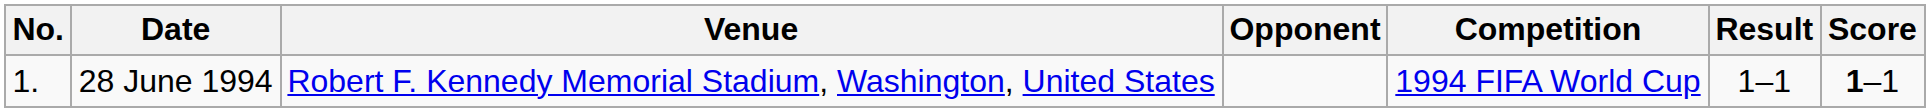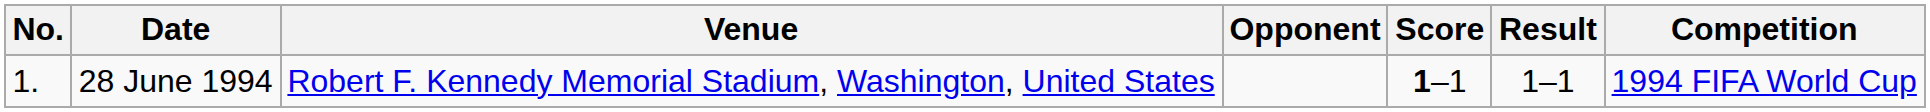columns swapped: (1872, 29) <-> (1548, 29)
